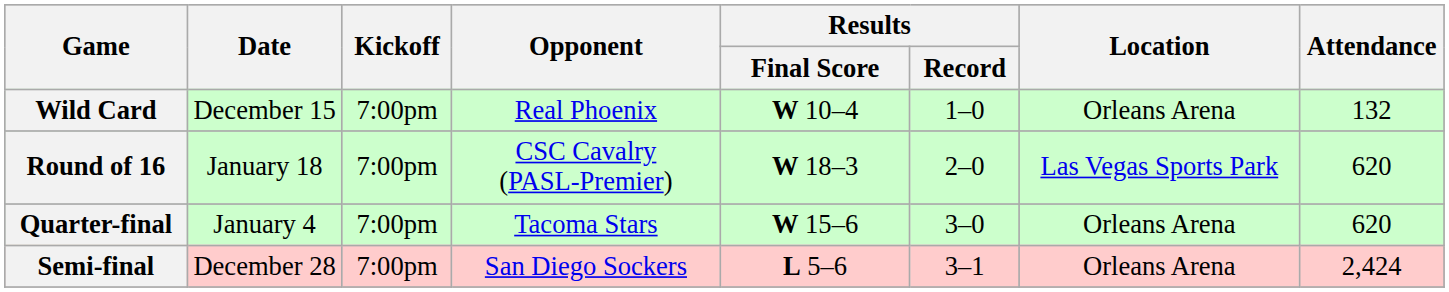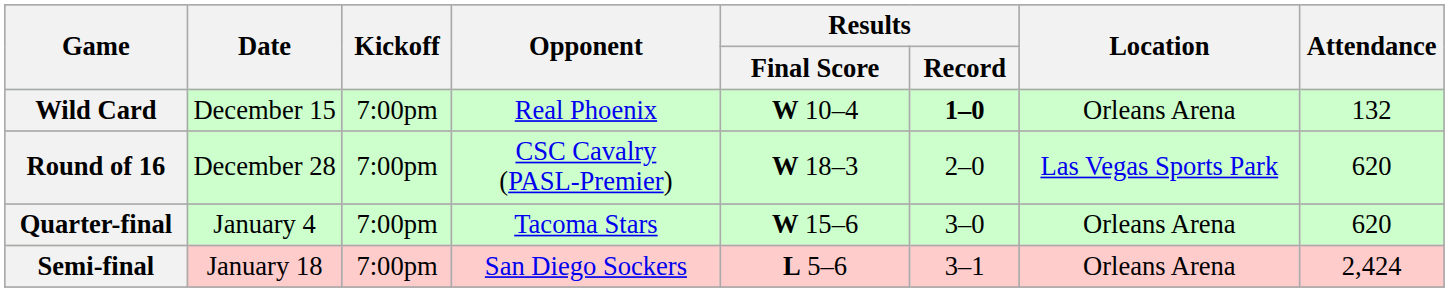(965, 109) normal -> (965, 109) bold
(265, 166) January 18 -> (265, 166) December 28
(265, 266) December 28 -> (265, 266) January 18
